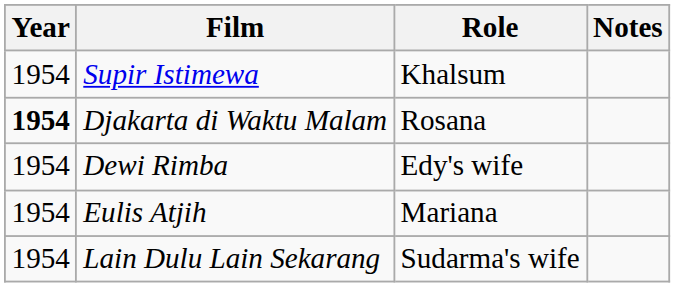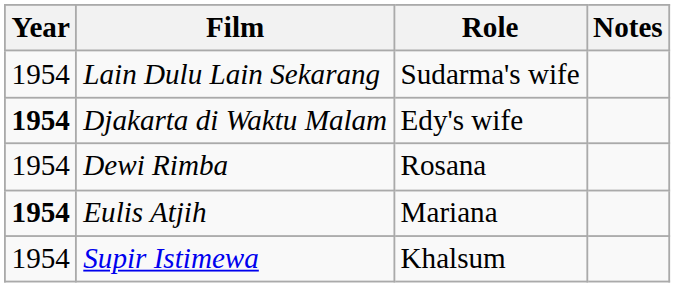rows swapped: (171, 73) <-> (232, 258)
(443, 119) Rosana -> (462, 119) Edy's wife
(462, 166) Edy's wife -> (443, 166) Rosana
(41, 212) normal -> (41, 212) bold
